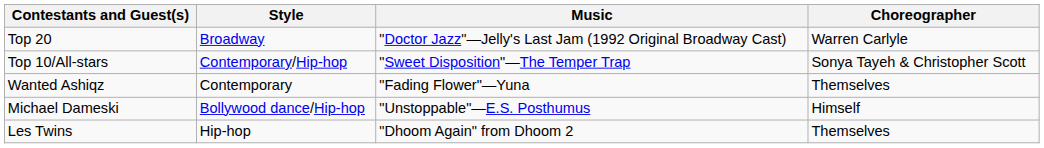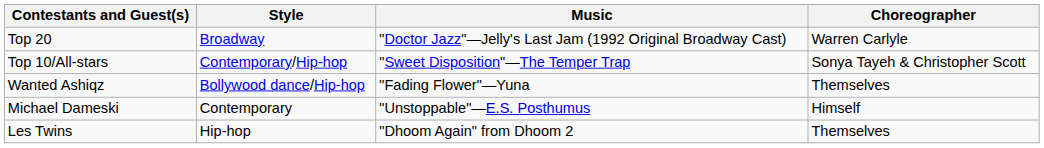(246, 85) Contemporary -> (282, 85) Bollywood dance/Hip-hop
(282, 108) Bollywood dance/Hip-hop -> (246, 108) Contemporary
